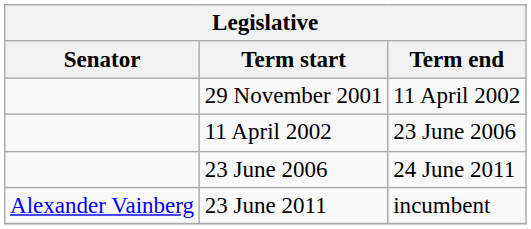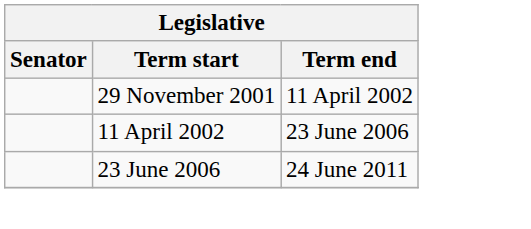- row: (266, 205)
